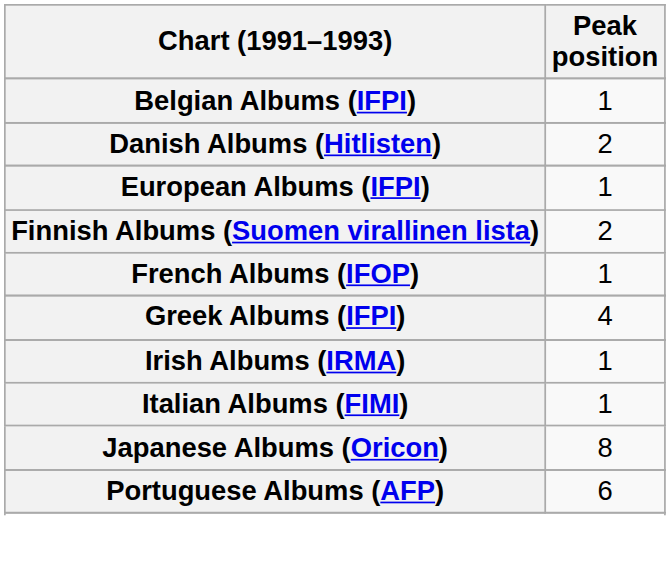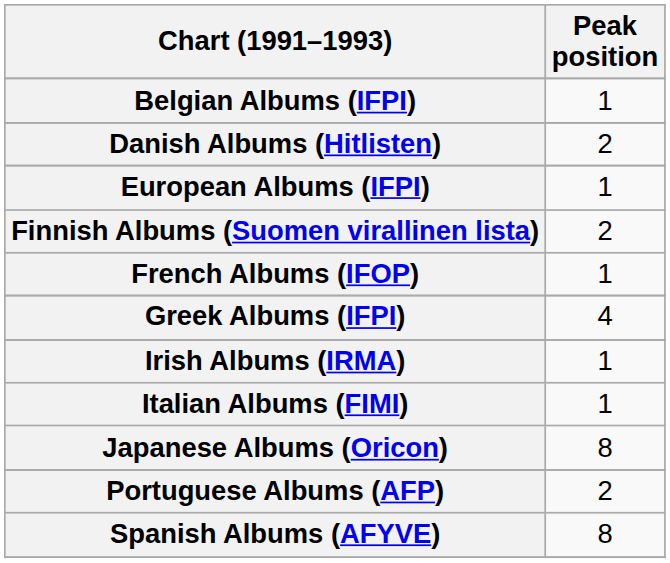(605, 490) 6 -> (605, 490) 2
+ row: (275, 534)
